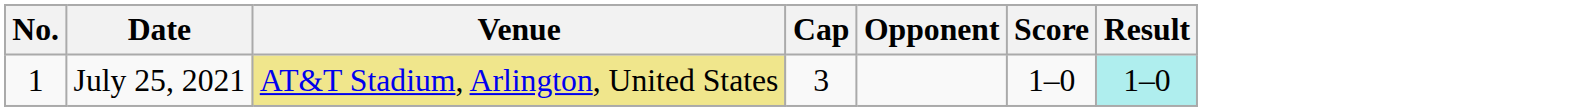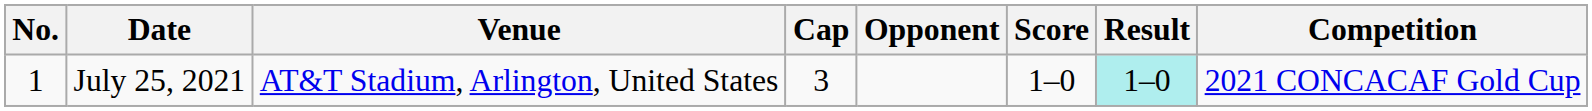+ column: (1393, 29)
(519, 79) khaki background -> (519, 79) no background
